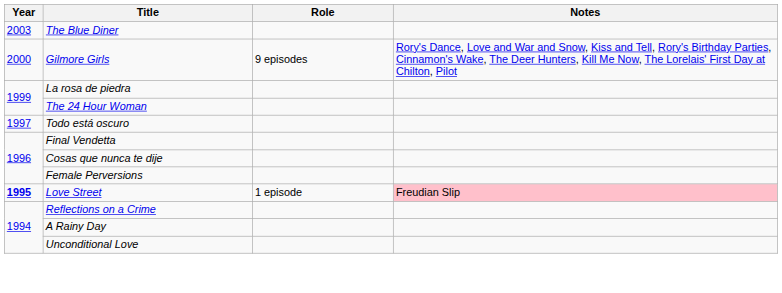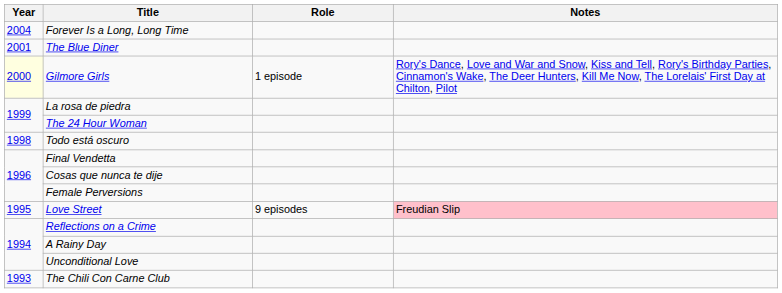+ row: (117, 30)
(19, 30) 2003 -> (19, 47) 2001
(19, 59) no background -> (19, 77) lightyellow background
(281, 59) 9 episodes -> (278, 77) 1 episode
(19, 123) 1997 -> (19, 141) 1998
(19, 192) bold -> (19, 210) normal
(278, 192) 1 episode -> (281, 210) 9 episodes
+ row: (108, 279)
